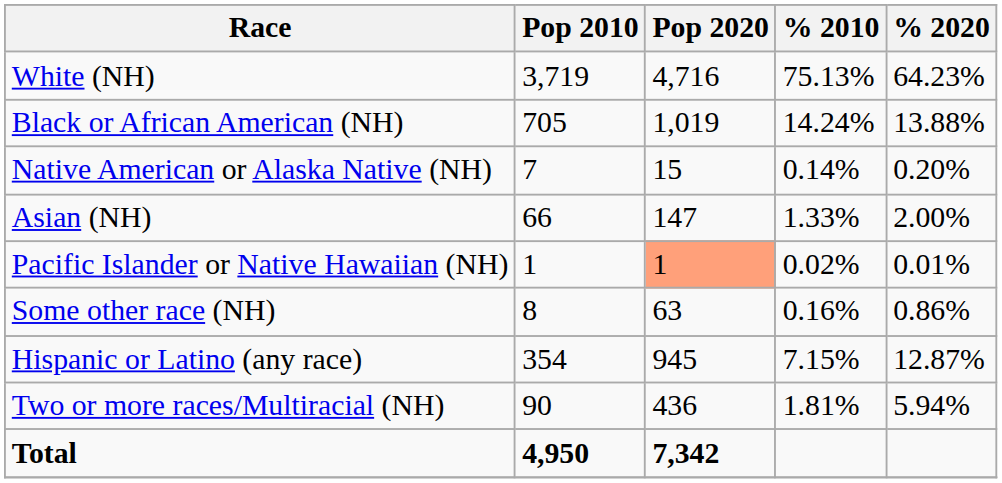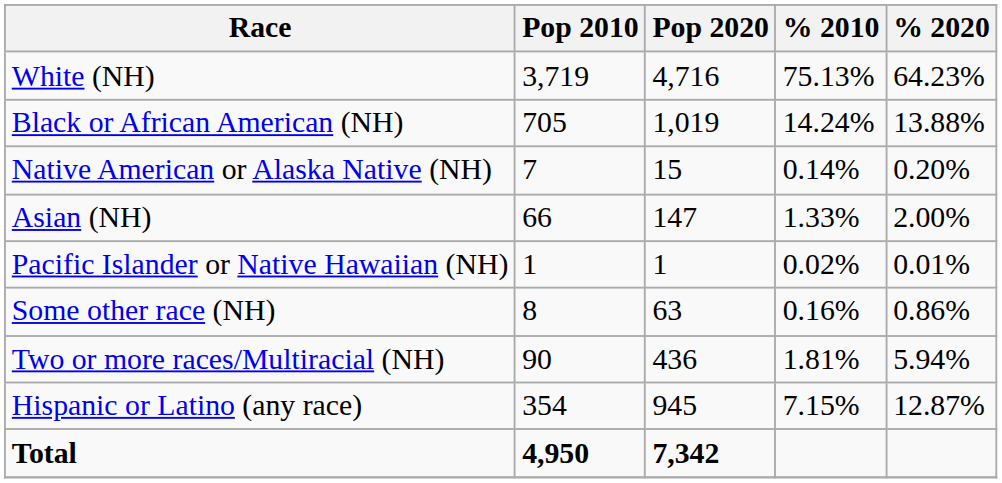(660, 264) lightsalmon background -> (660, 264) no background
rows swapped: (228, 405) <-> (187, 358)
